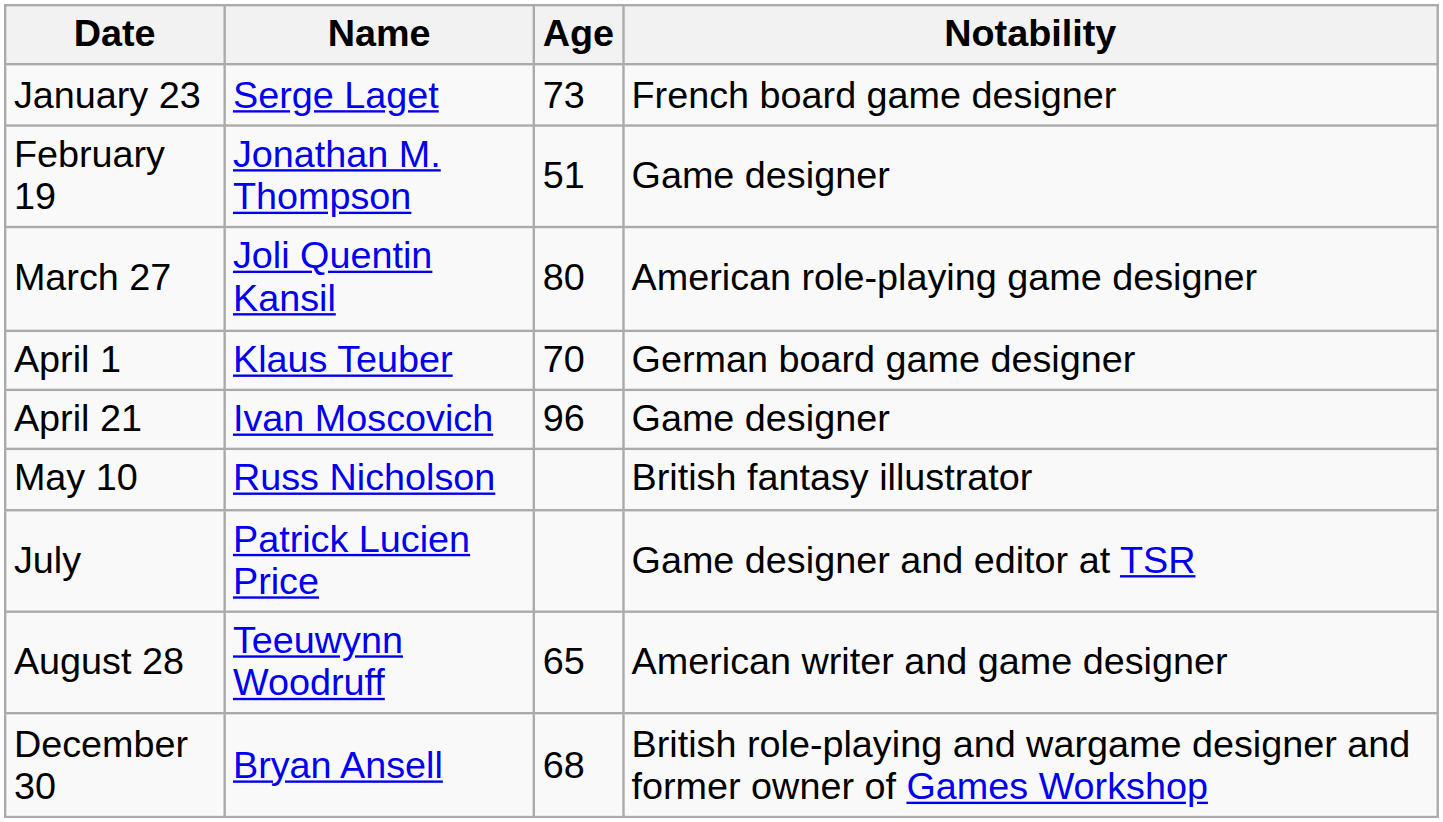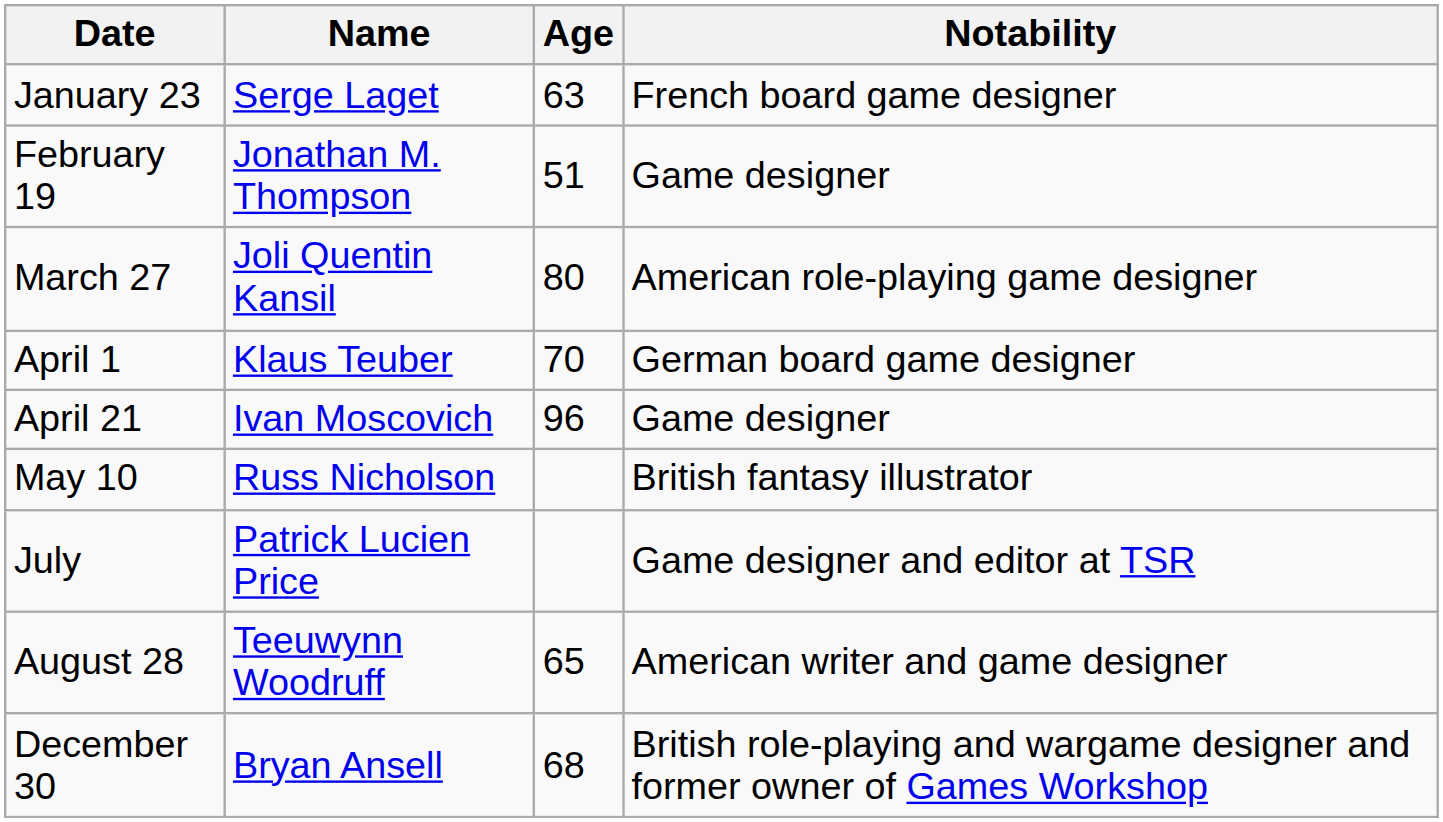(564, 94) 73 -> (564, 94) 63
